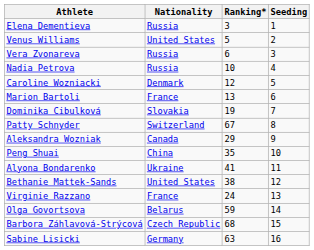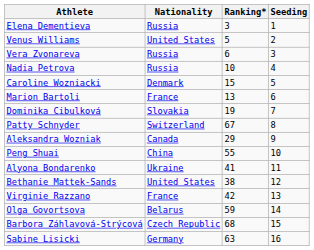(230, 82) 12 -> (230, 82) 15
(230, 153) 35 -> (230, 153) 55
(230, 196) 24 -> (230, 196) 42
